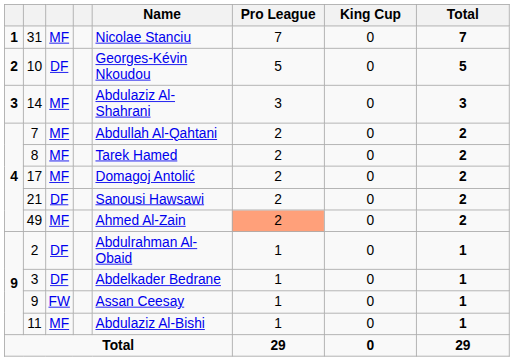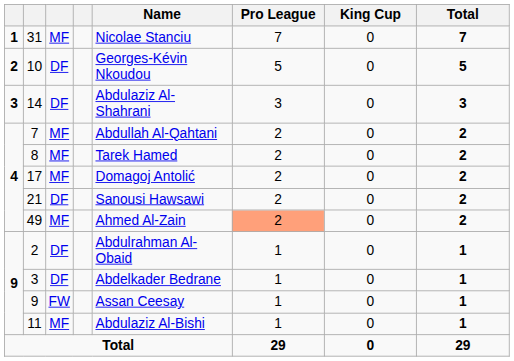(59, 104) MF -> (59, 104) DF
